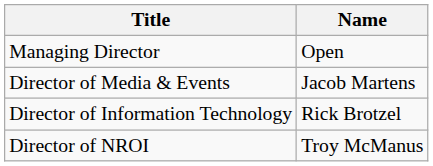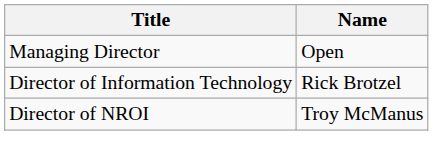- row: (120, 82)
